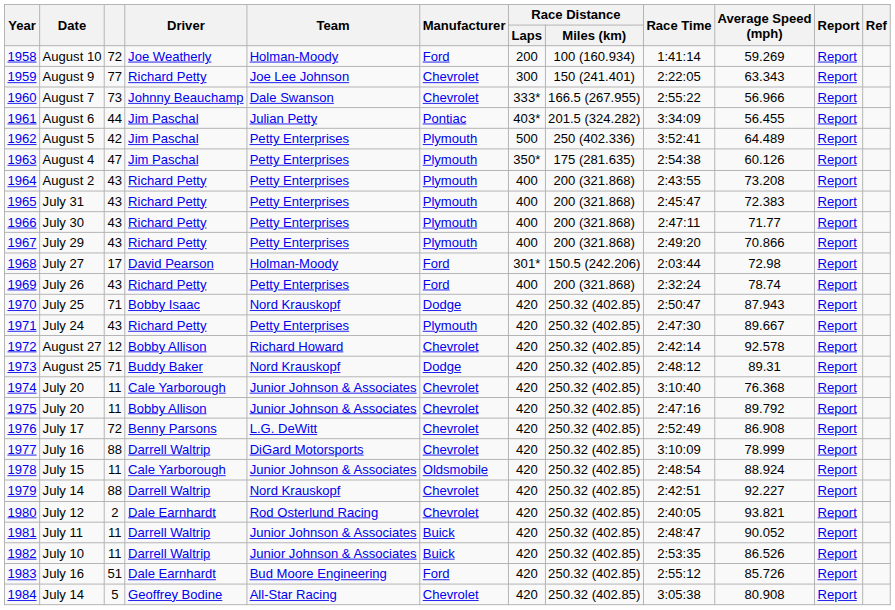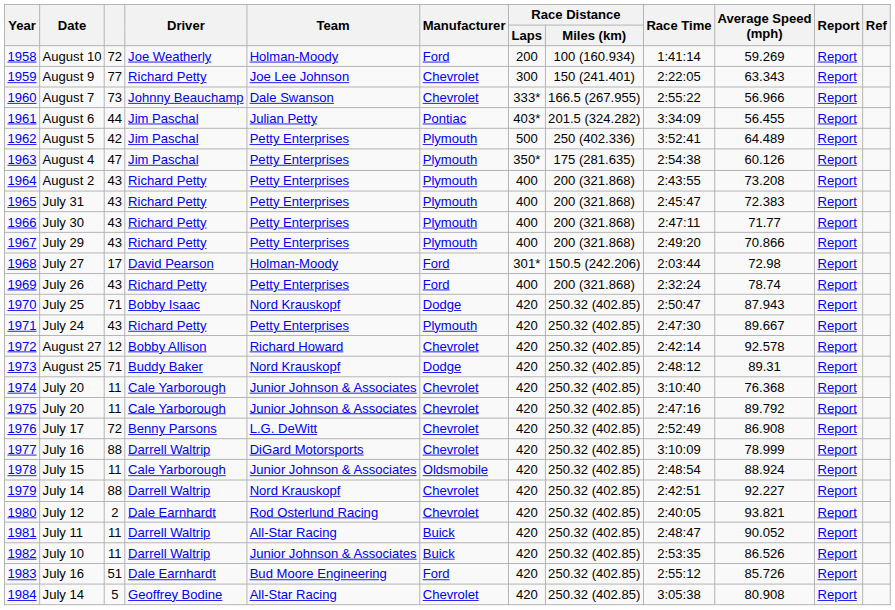(167, 408) Bobby Allison -> (177, 408) Cale Yarborough
(333, 532) Junior Johnson & Associates -> (293, 532) All-Star Racing
